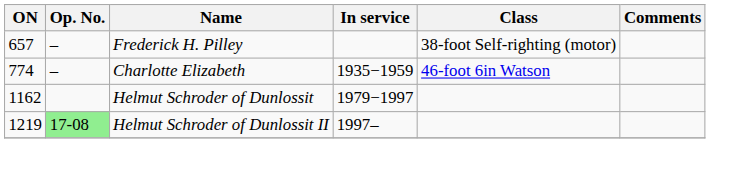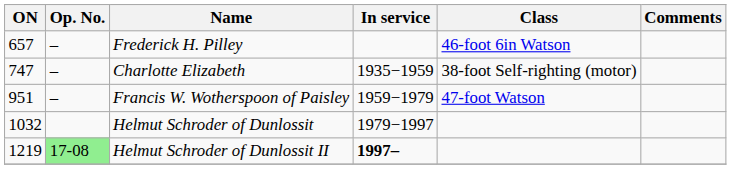(519, 44) 38-foot Self-righting (motor) -> (506, 44) 46-foot 6in Watson
(21, 71) 774 -> (21, 71) 747
(486, 71) 46-foot 6in Watson -> (539, 71) 38-foot Self-righting (motor)
+ row: (231, 97)
(25, 97) 1162 -> (25, 124) 1032
(358, 124) normal -> (378, 151) bold
